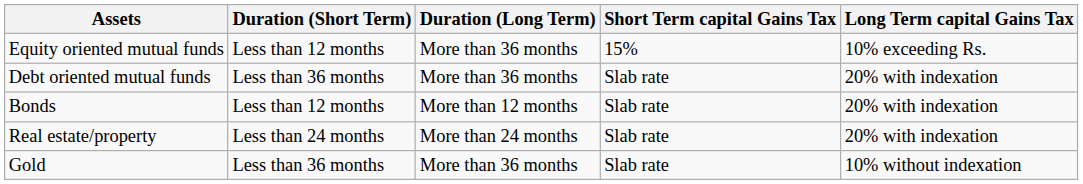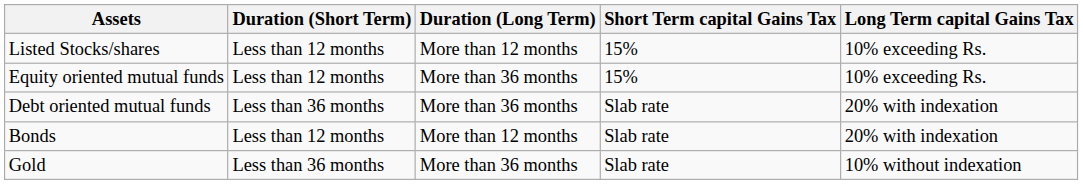+ row: (84, 48)
- row: (83, 135)
